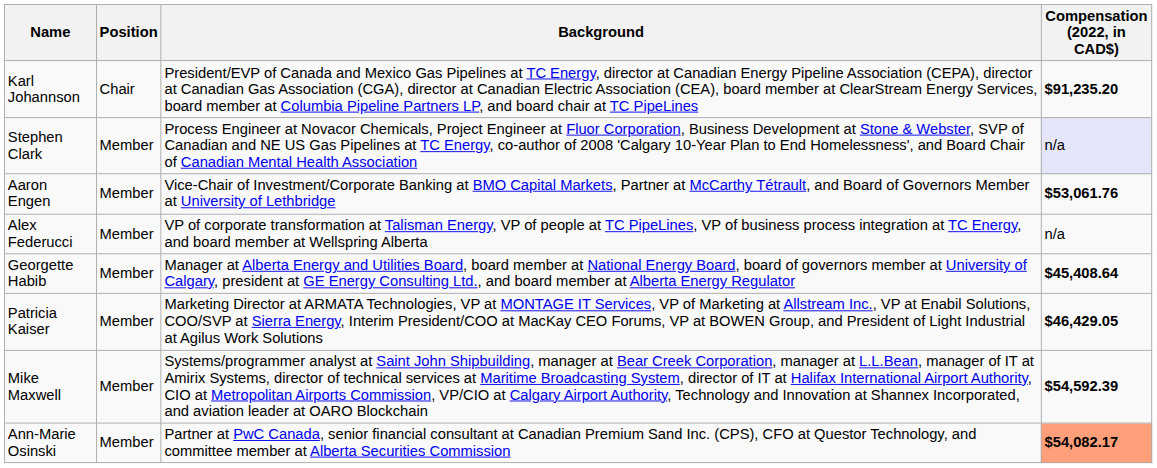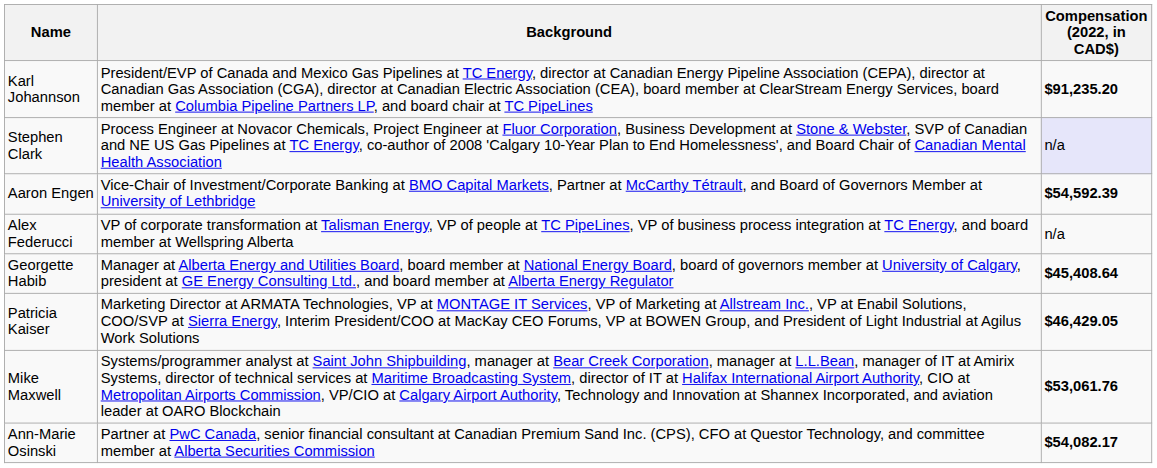- column: (129, 32)
(1081, 193) $53,061.76 -> (1081, 193) $54,592.39
(1081, 386) $54,592.39 -> (1081, 386) $53,061.76
(1081, 443) lightsalmon background -> (1081, 443) no background
